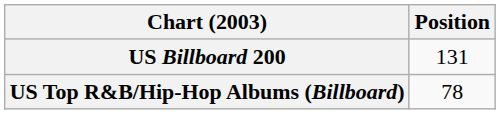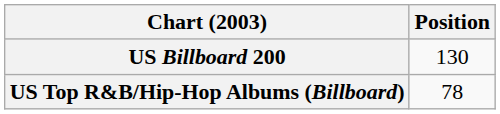(452, 56) 131 -> (452, 56) 130
